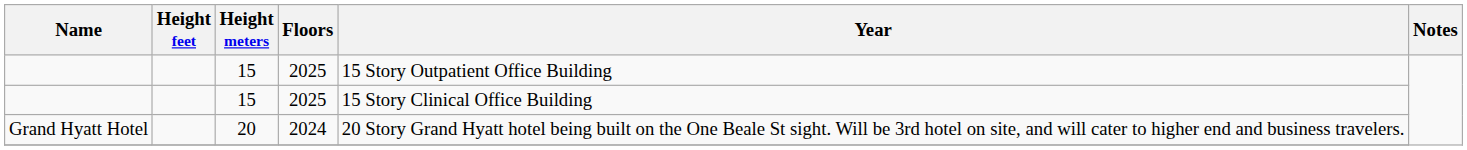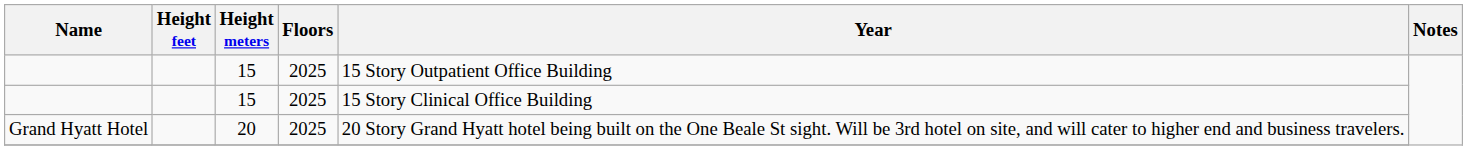(308, 129) 2024 -> (308, 129) 2025
